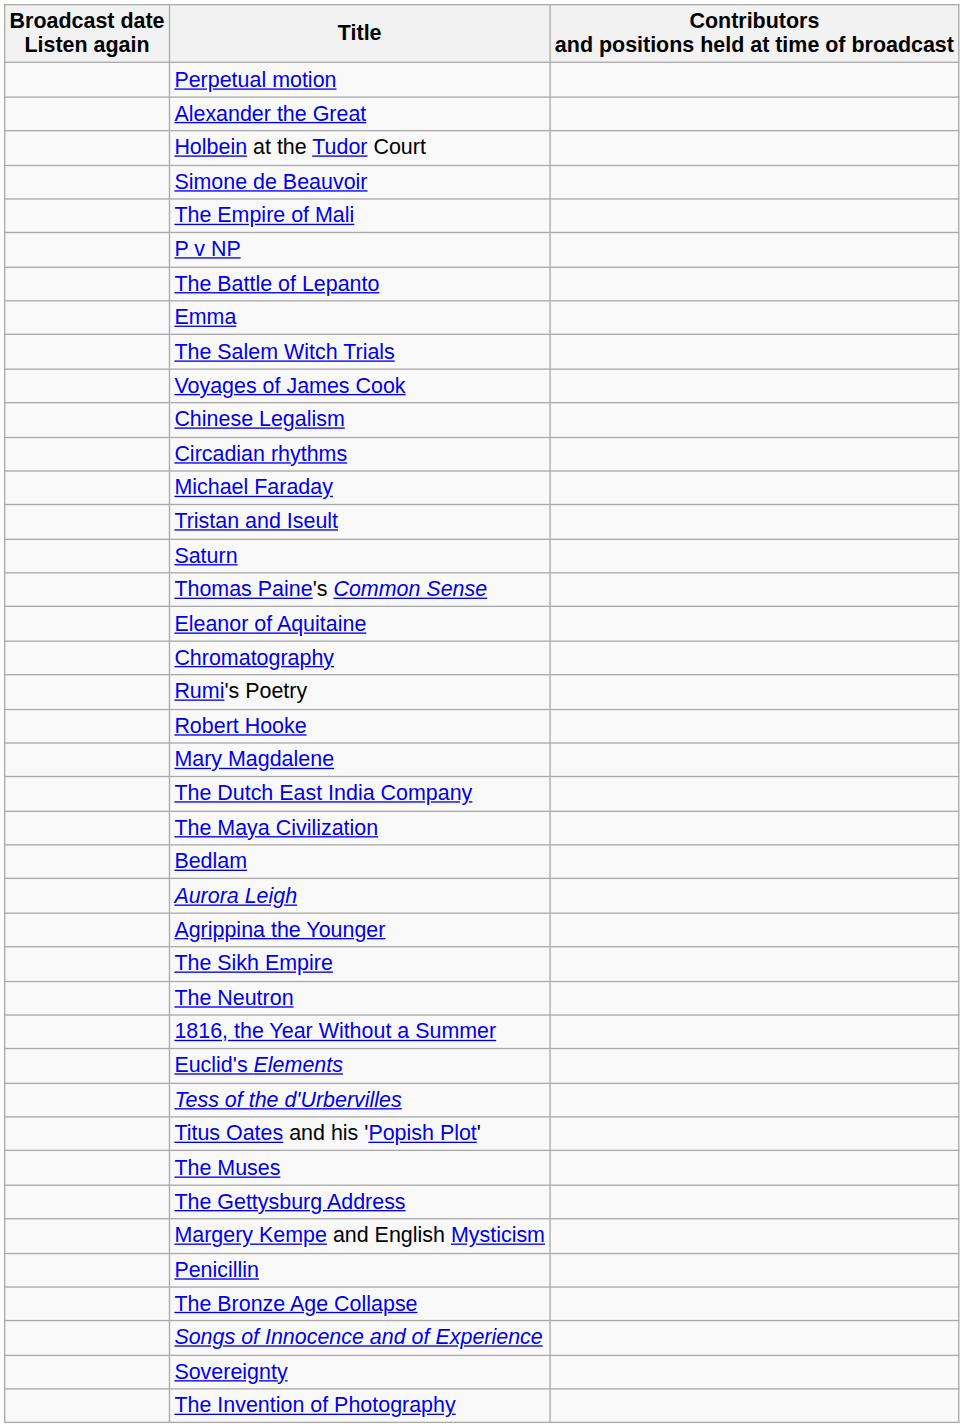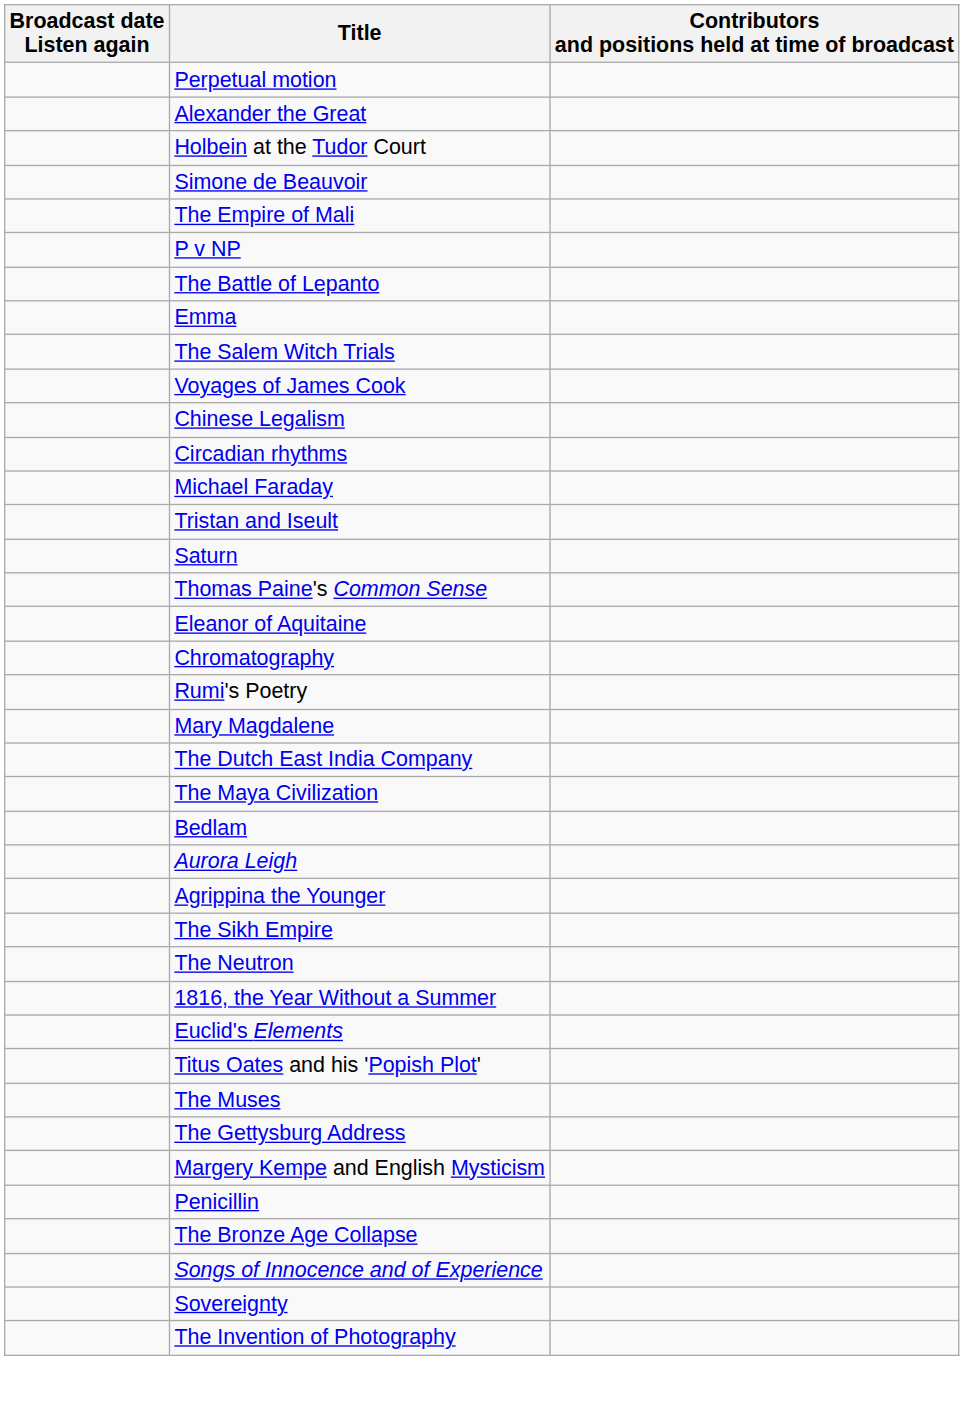- row: (241, 725)
- row: (288, 1099)
